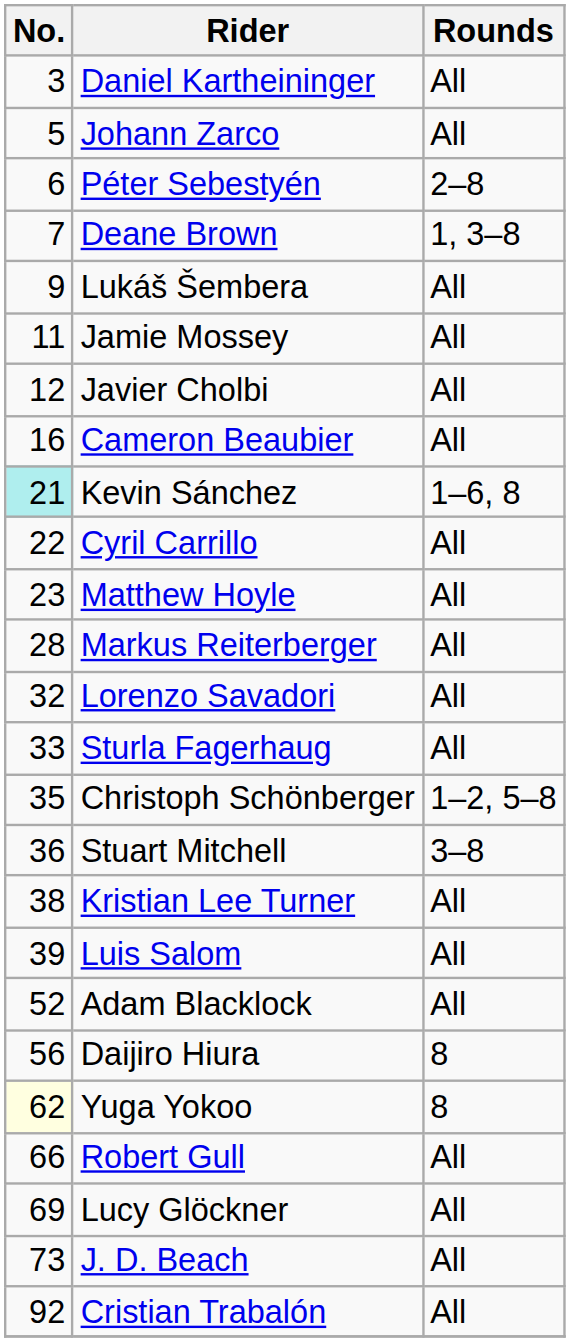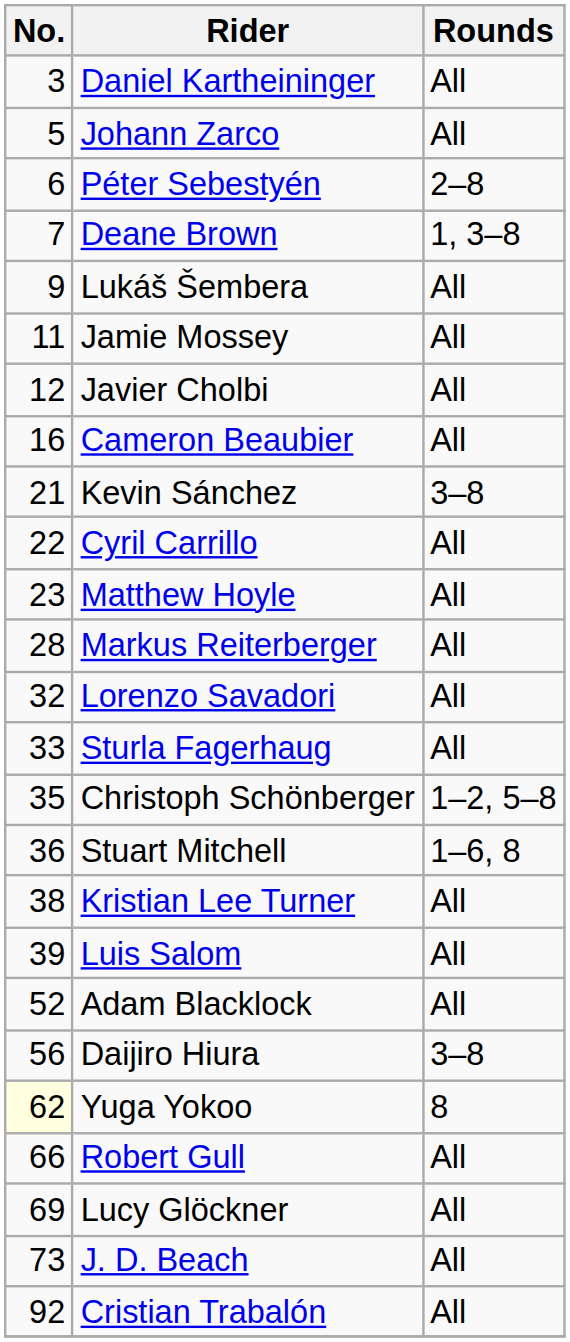(47, 492) paleturquoise background -> (47, 492) no background
(475, 492) 1–6, 8 -> (457, 492) 3–8
(457, 850) 3–8 -> (475, 850) 1–6, 8
(439, 1055) 8 -> (457, 1055) 3–8
